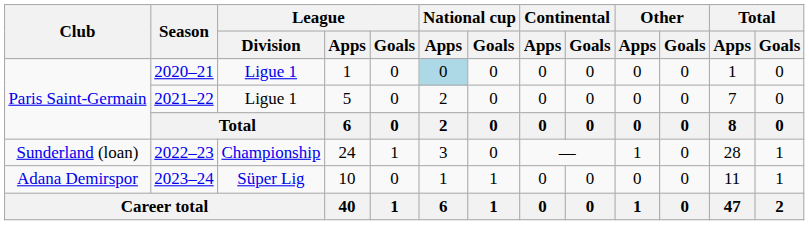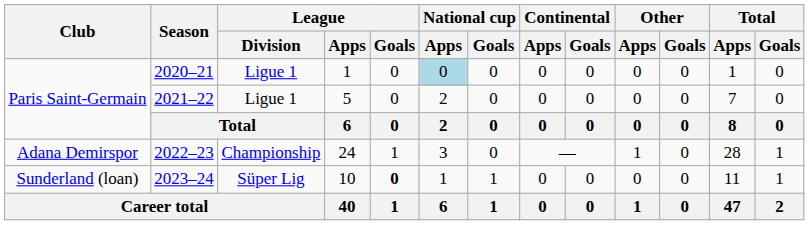(77, 152) Sunderland (loan) -> (77, 152) Adana Demirspor
(77, 179) Adana Demirspor -> (77, 179) Sunderland (loan)
(394, 179) normal -> (394, 179) bold
